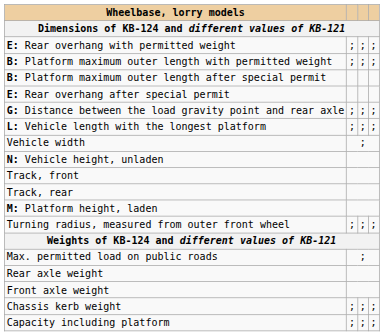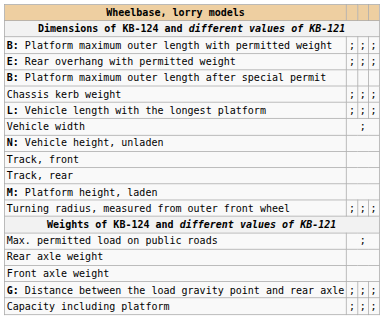rows swapped: (169, 61) <-> (121, 45)
- row: (118, 94)
rows swapped: (176, 110) <-> (64, 306)
